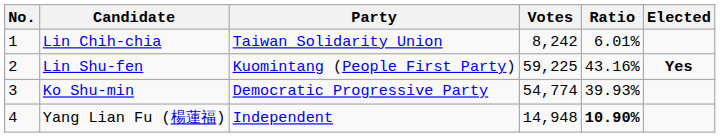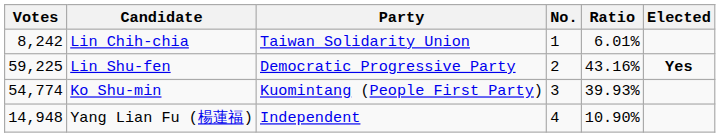columns swapped: (22, 17) <-> (550, 17)
(374, 67) Kuomintang (People First Party) -> (388, 67) Democratic Progressive Party
(360, 91) Democratic Progressive Party -> (402, 91) Kuomintang (People First Party)
(612, 118) bold -> (612, 118) normal
